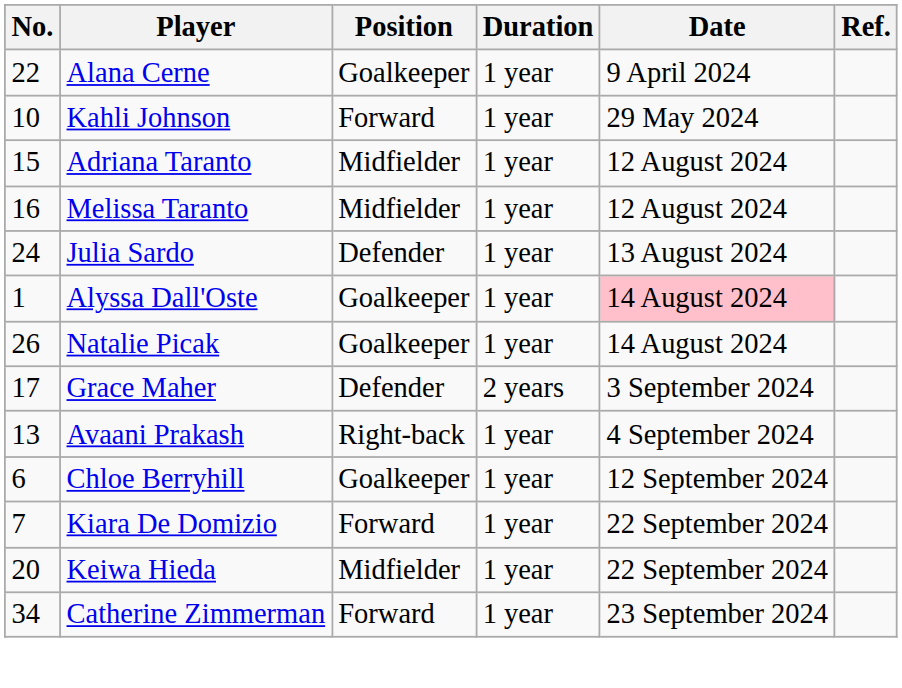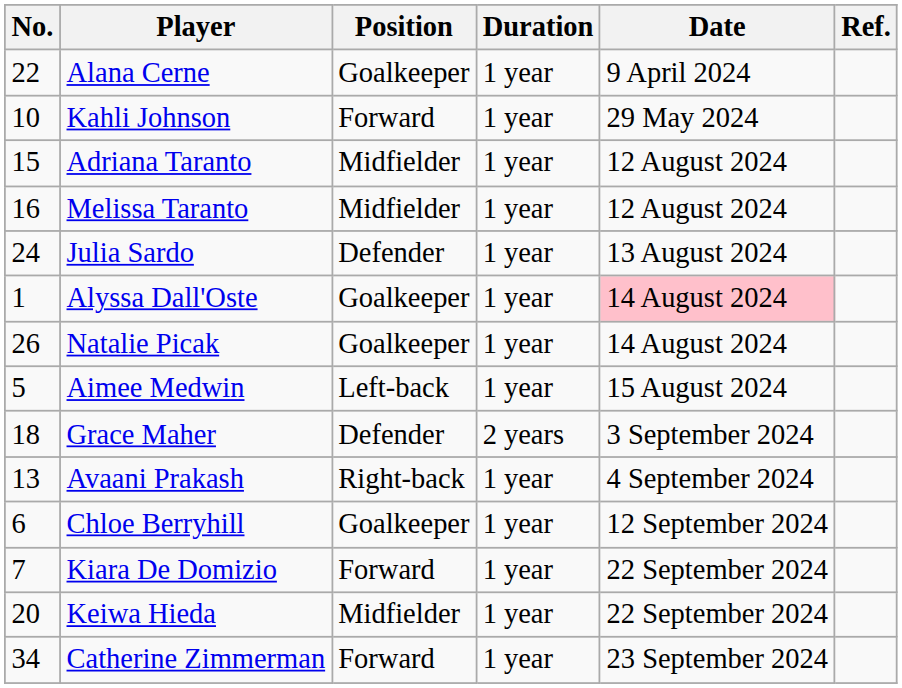+ row: (156, 388)
(26, 388) 17 -> (26, 433) 18
